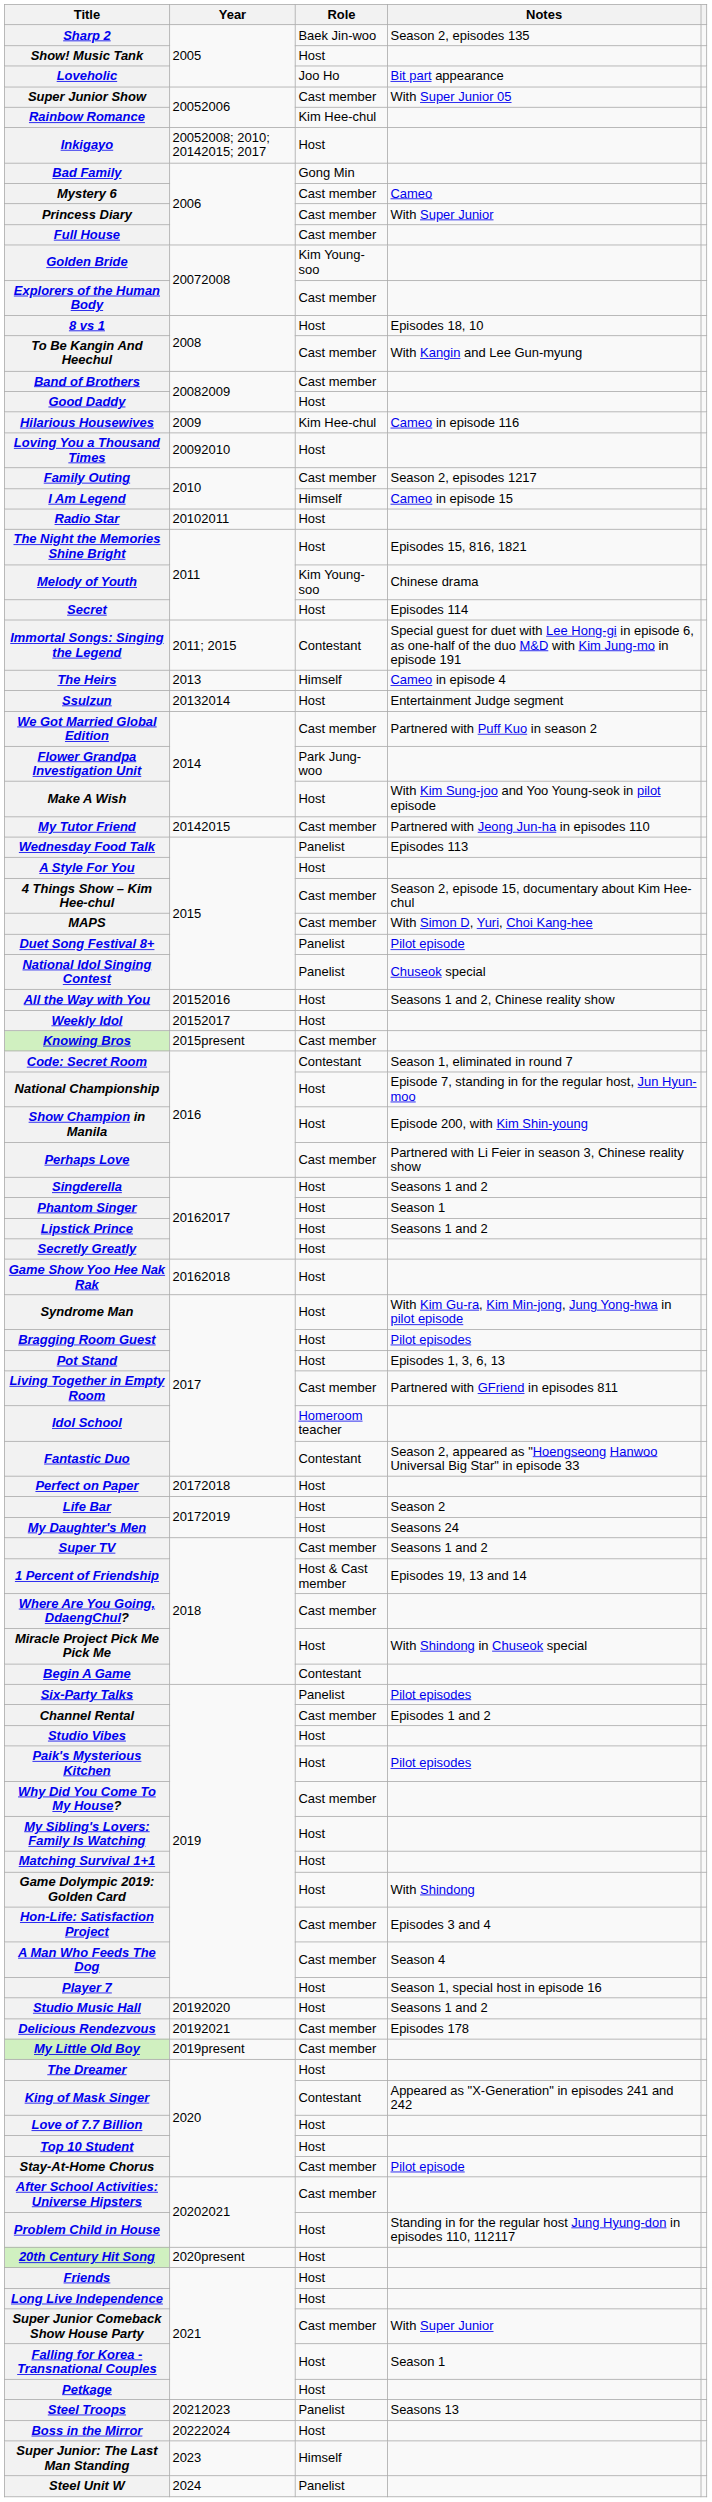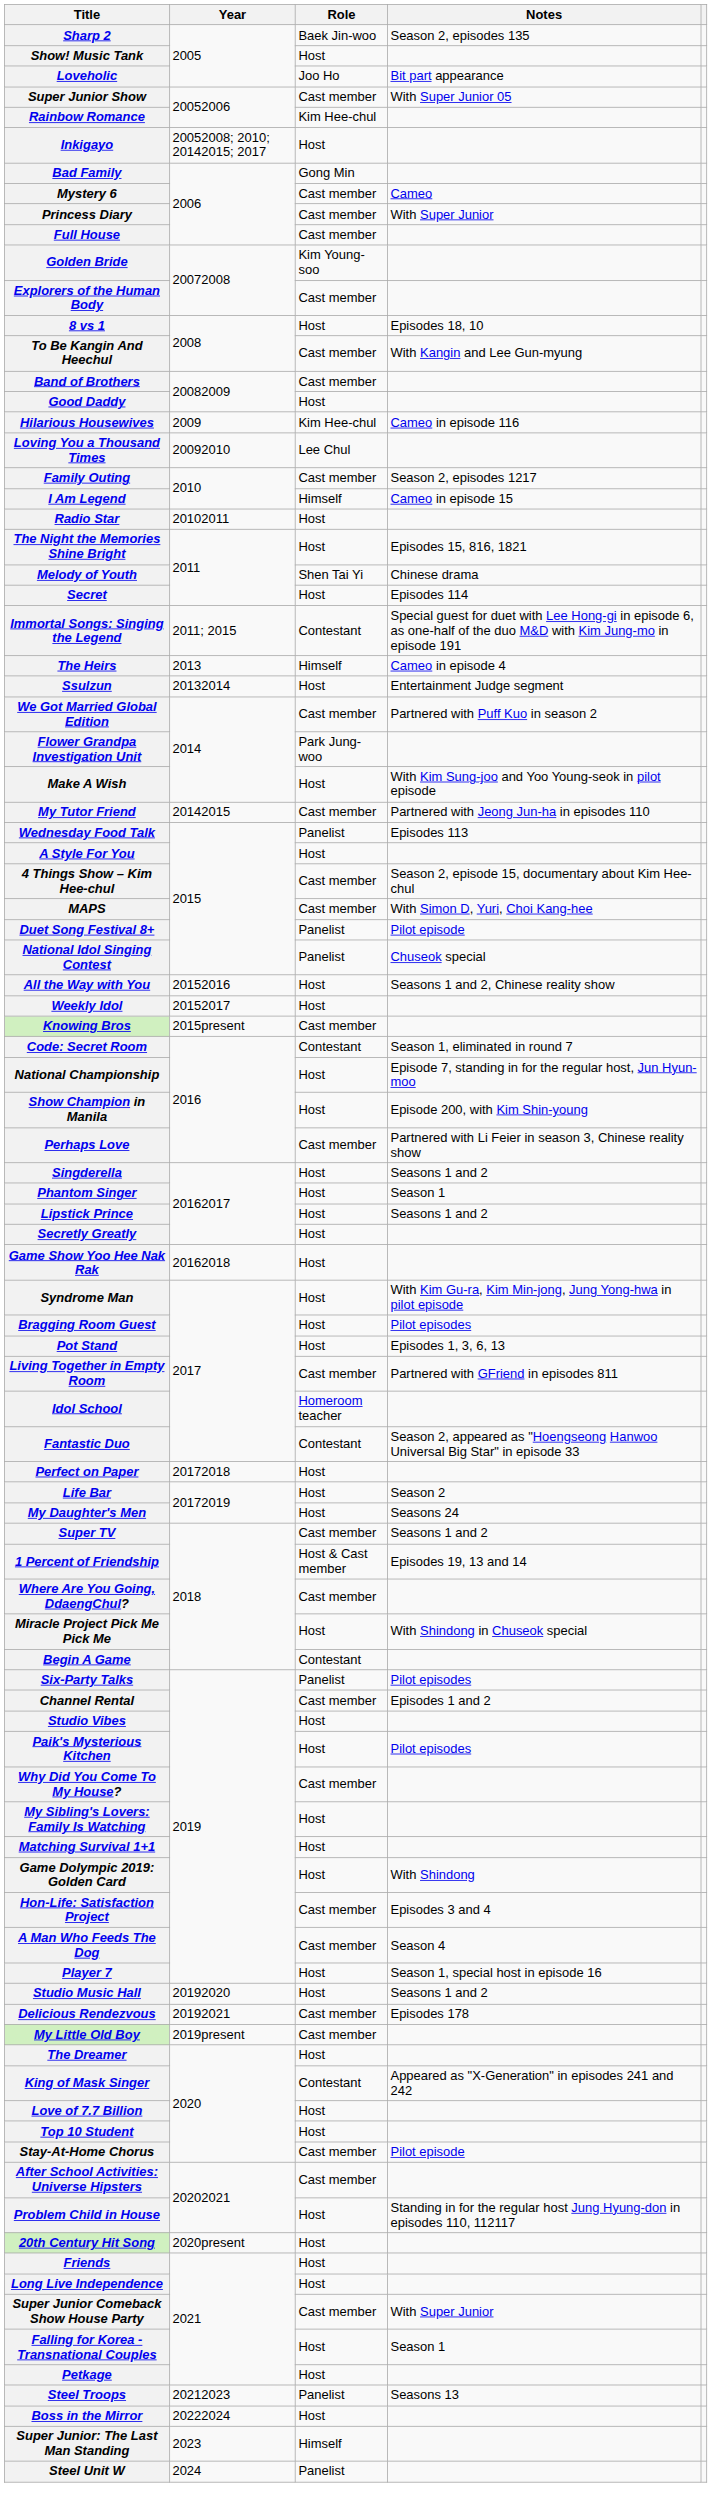(312, 450) Host -> (324, 450) Lee Chul
(332, 582) Kim Young-soo -> (331, 574) Shen Tai Yi
